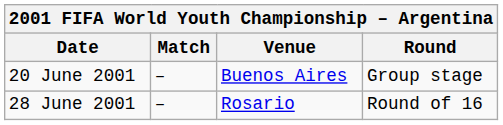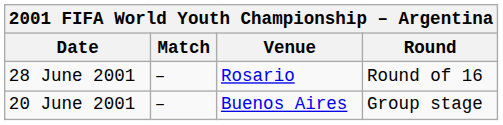rows swapped: (72, 76) <-> (72, 105)
